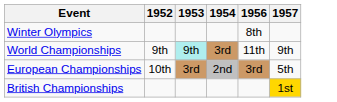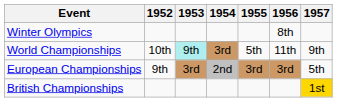+ column: (254, 13)
(160, 50) 9th -> (160, 50) 10th
(160, 69) 10th -> (160, 69) 9th
